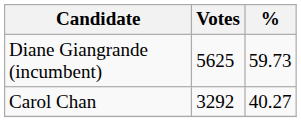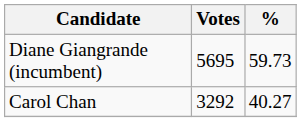(215, 60) 5625 -> (215, 60) 5695
